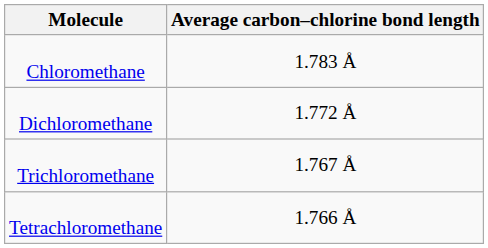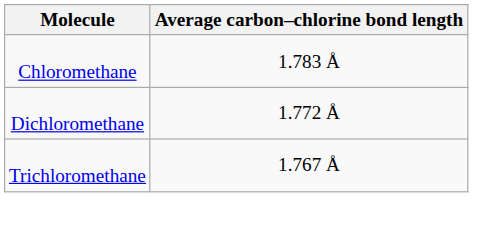- row: (86, 227)
